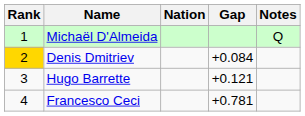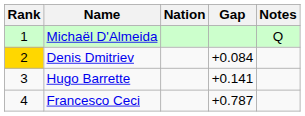(232, 79) +0.121 -> (232, 79) +0.141
(232, 100) +0.781 -> (232, 100) +0.787
